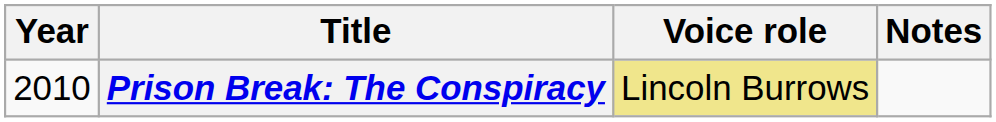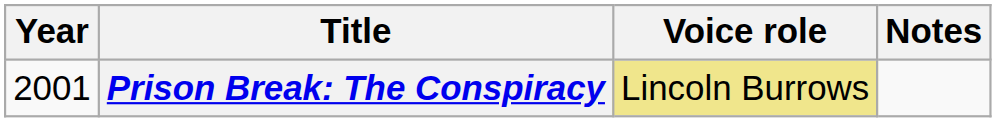(52, 87) 2010 -> (52, 87) 2001
